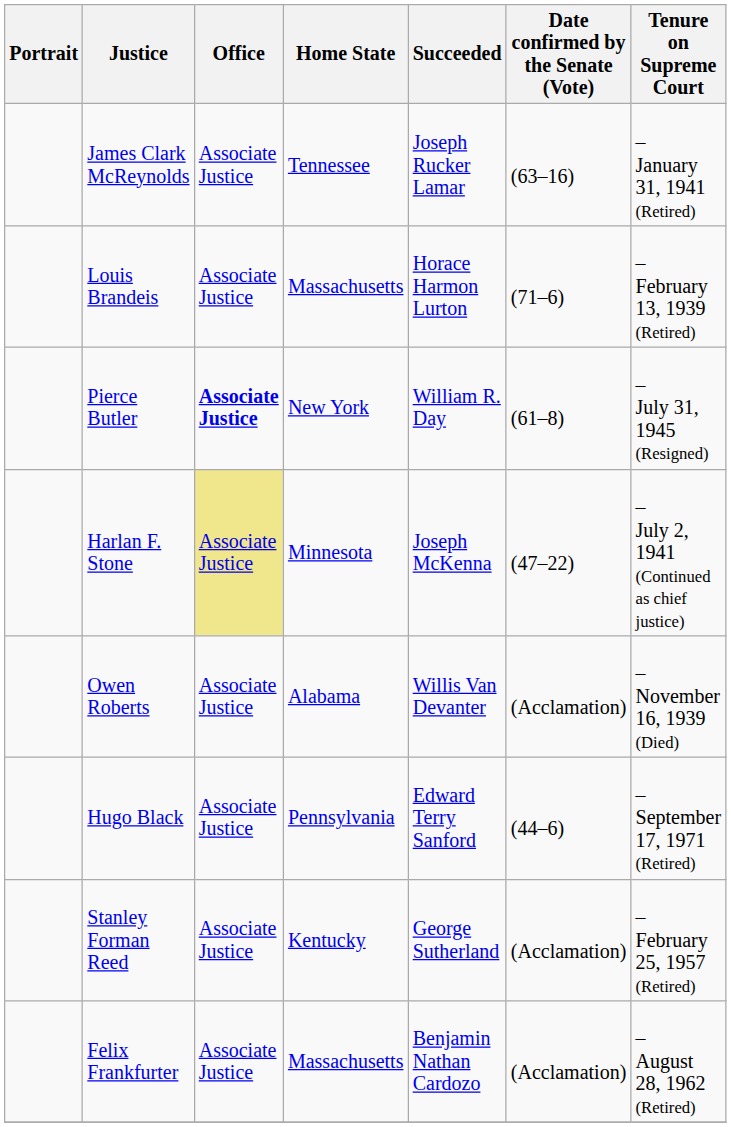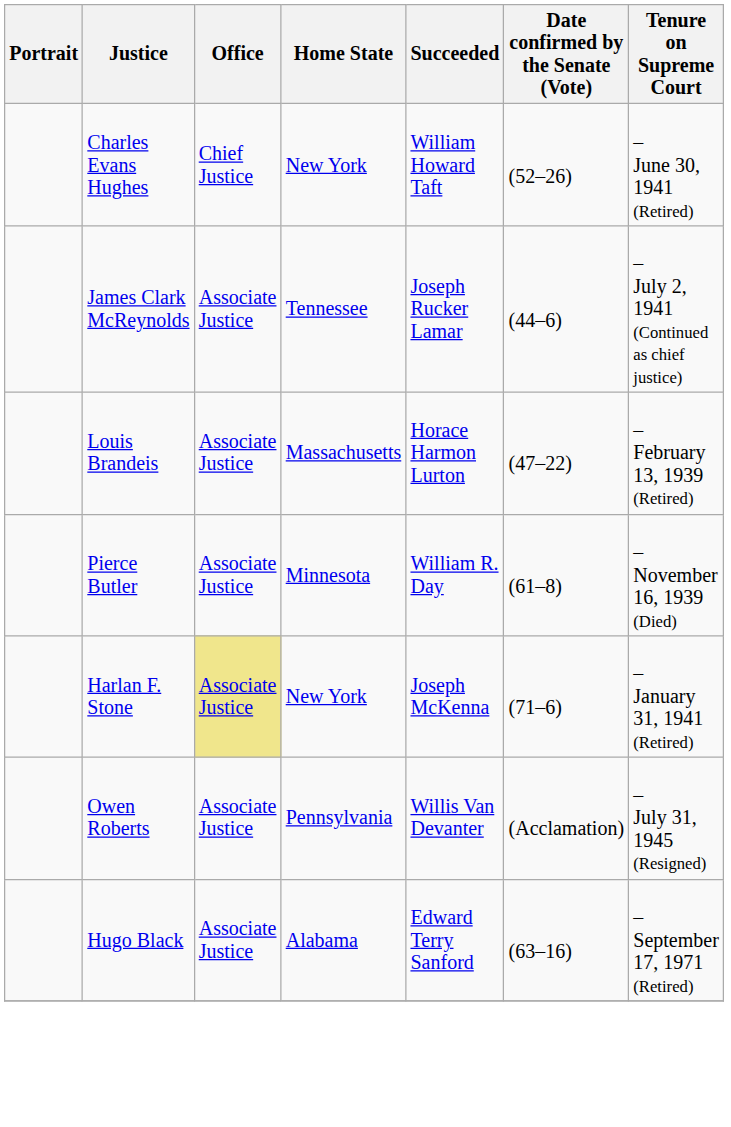+ row: (118, 164)
(542, 175) (63–16) -> (535, 320) (44–6)
(671, 175) – January 31, 1941 (Retired) -> (671, 320) – July 2, 1941 (Continued as chief justice)
(537, 297) (71–6) -> (540, 464) (47–22)
(239, 408) bold -> (238, 574) normal
(328, 408) New York -> (328, 574) Minnesota
(672, 419) – July 31, 1945 (Resigned) -> (676, 585) – November 16, 1939 (Died)
(330, 552) Minnesota -> (326, 696) New York
(542, 563) (47–22) -> (535, 707) (71–6)
(673, 563) – July 2, 1941 (Continued as chief justice) -> (668, 707) – January 31, 1941 (Retired)
(324, 696) Alabama -> (339, 818) Pennsylvania
(678, 707) – November 16, 1939 (Died) -> (670, 829) – July 31, 1945 (Resigned)
(341, 818) Pennsylvania -> (322, 939) Alabama
(537, 829) (44–6) -> (540, 951) (63–16)
- row: (118, 939)
- row: (133, 1061)
